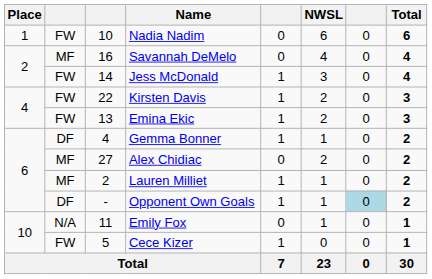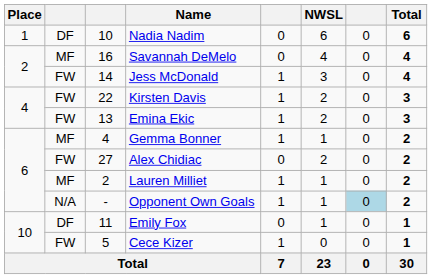(65, 36) FW -> (65, 36) DF
(65, 139) DF -> (65, 139) MF
(65, 160) MF -> (65, 160) FW
(65, 201) DF -> (65, 201) N/A
(65, 222) N/A -> (65, 222) DF
